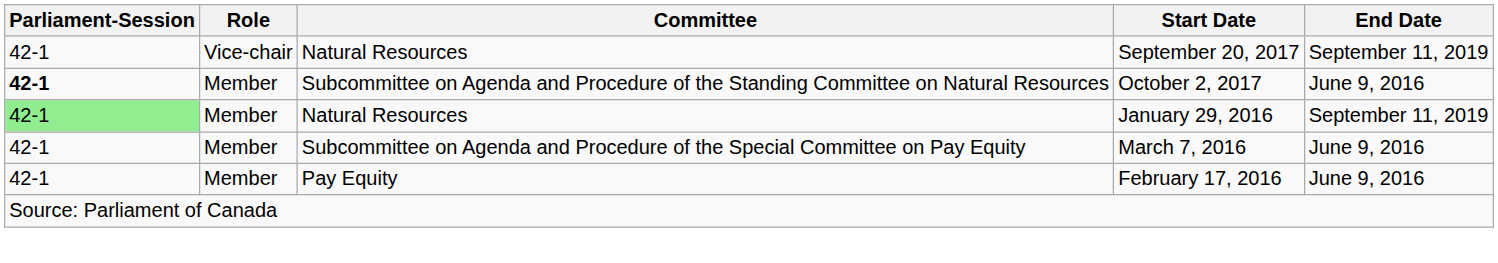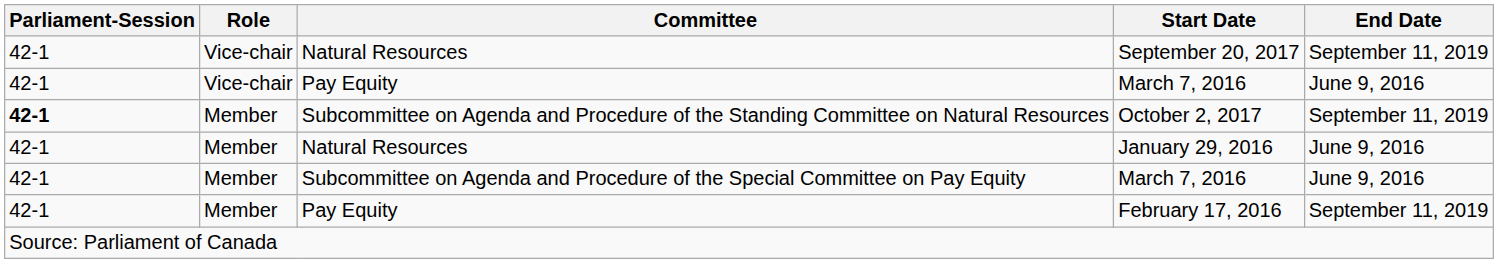+ row: (350, 83)
(1367, 83) June 9, 2016 -> (1399, 115) September 11, 2019
(29, 115) lightgreen background -> (29, 147) no background
(1399, 115) September 11, 2019 -> (1367, 147) June 9, 2016
(1367, 178) June 9, 2016 -> (1399, 210) September 11, 2019
